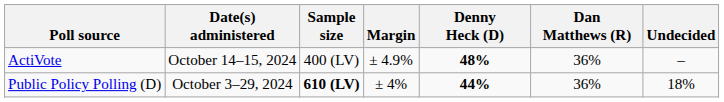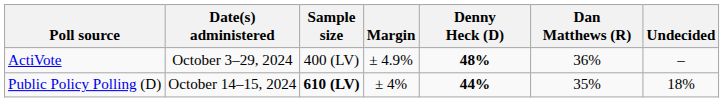(232, 60) October 14–15, 2024 -> (232, 60) October 3–29, 2024
(232, 85) October 3–29, 2024 -> (232, 85) October 14–15, 2024
(587, 85) 36% -> (587, 85) 35%
